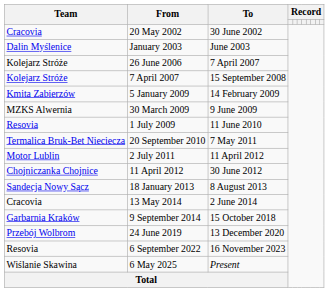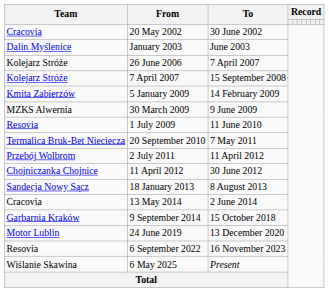(33, 156) Motor Lublin -> (41, 156) Przebój Wolbrom
(41, 233) Przebój Wolbrom -> (33, 233) Motor Lublin
